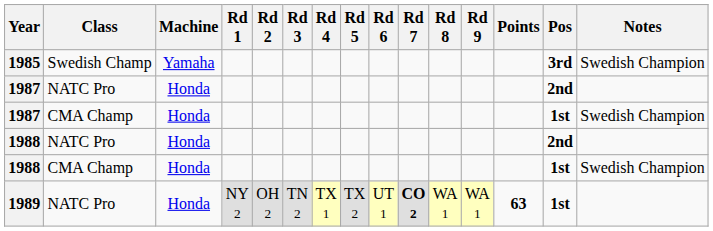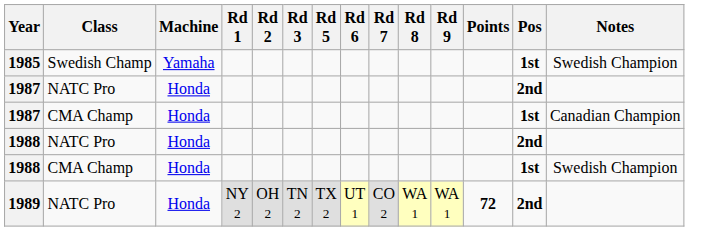- column: (326, 27)
(560, 63) 3rd -> (530, 63) 1st
(643, 115) Swedish Champion -> (615, 115) Canadian Champion
(413, 204) bold -> (384, 204) normal
(518, 204) 63 -> (488, 204) 72
(560, 204) 1st -> (530, 204) 2nd
